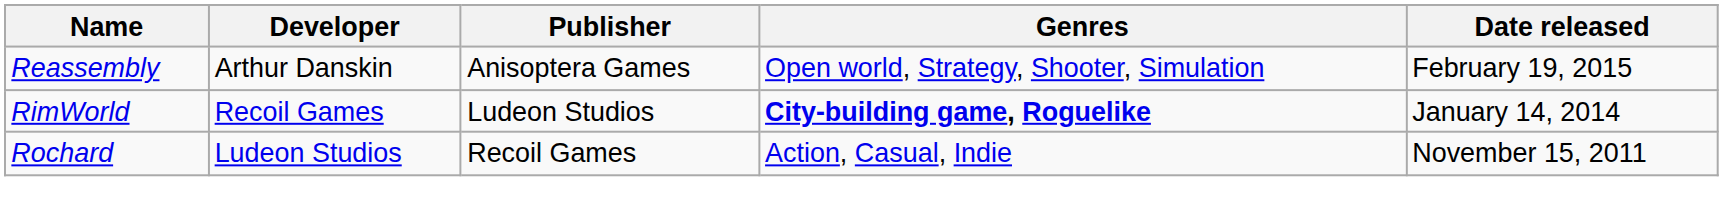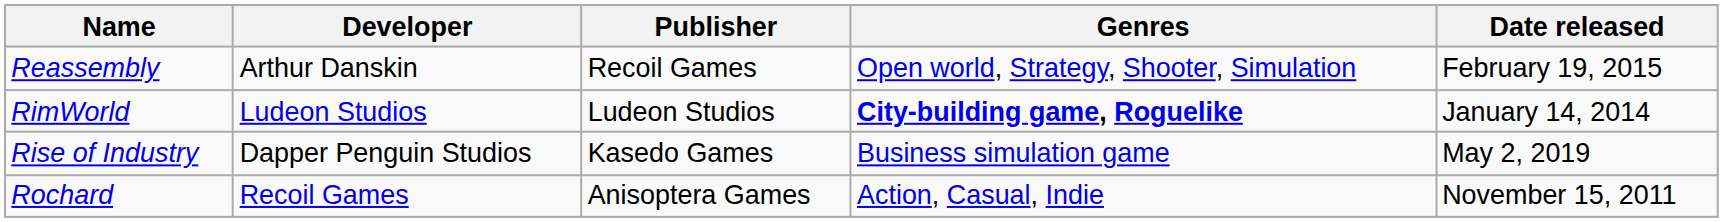(579, 68) Anisoptera Games -> (672, 68) Recoil Games
(299, 111) Recoil Games -> (333, 111) Ludeon Studios
+ row: (105, 153)
(308, 153) Ludeon Studios -> (324, 196) Recoil Games
(552, 153) Recoil Games -> (699, 196) Anisoptera Games
